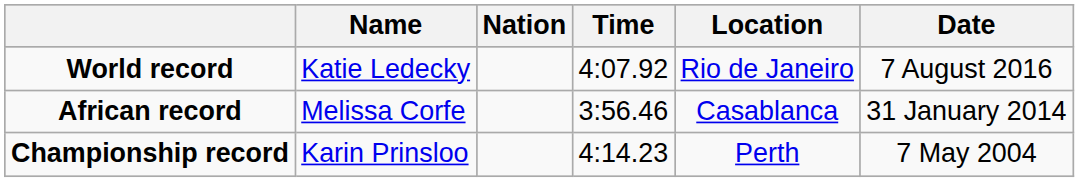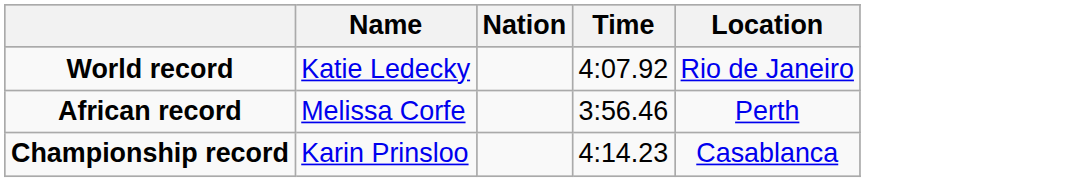- column: (966, 25)
(767, 111) Casablanca -> (767, 111) Perth
(767, 153) Perth -> (767, 153) Casablanca
